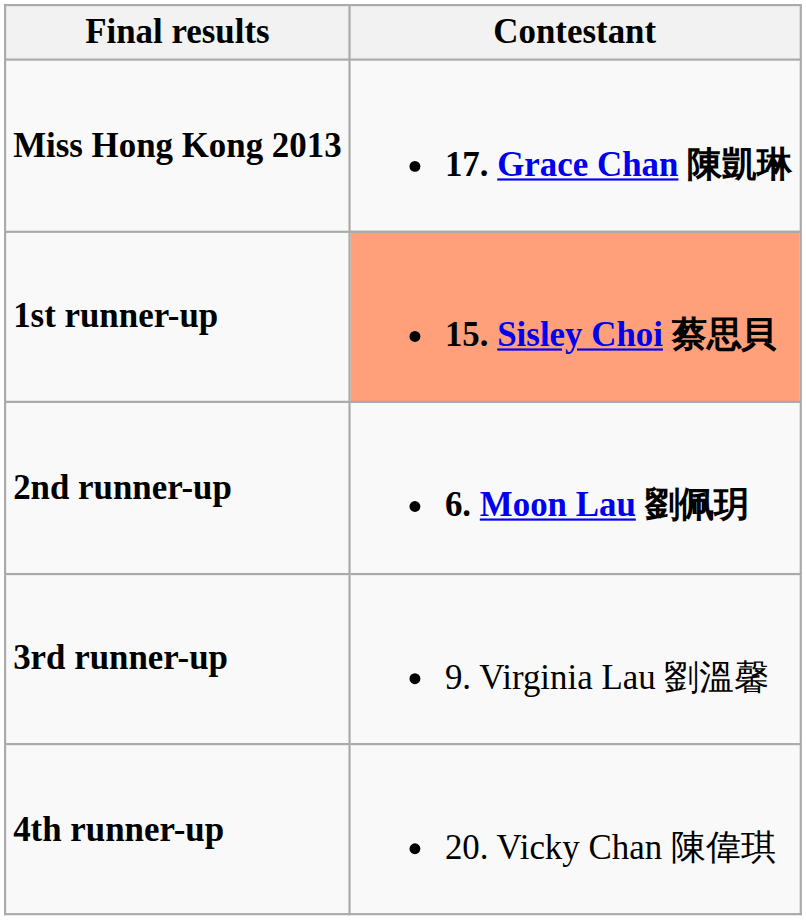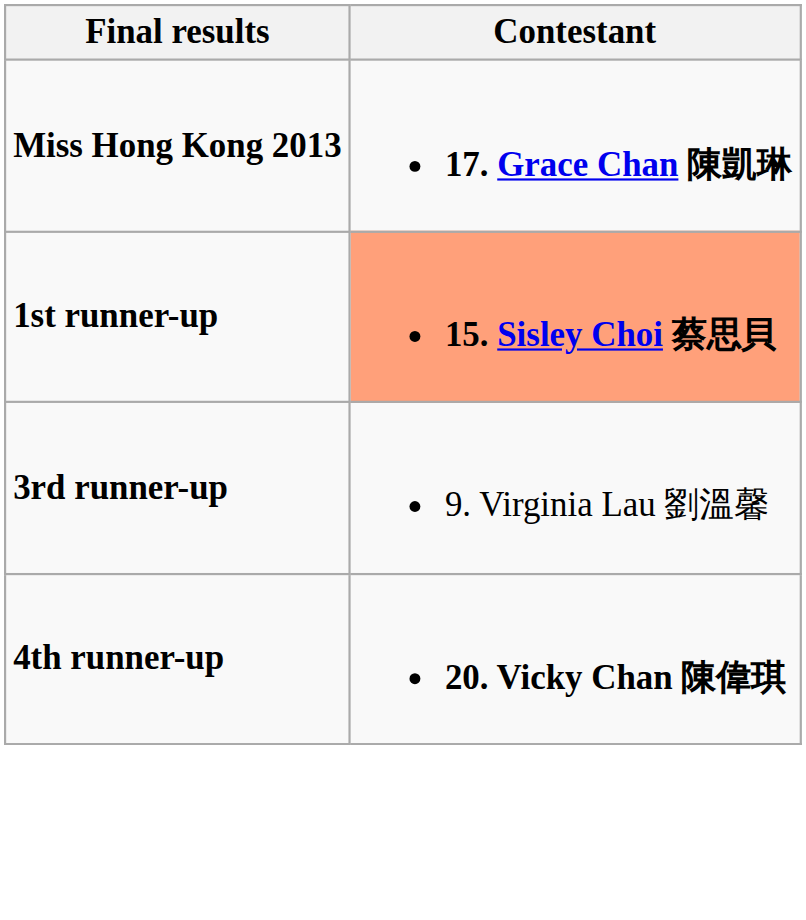- row: (122, 486)
(575, 849) normal -> (575, 678) bold
